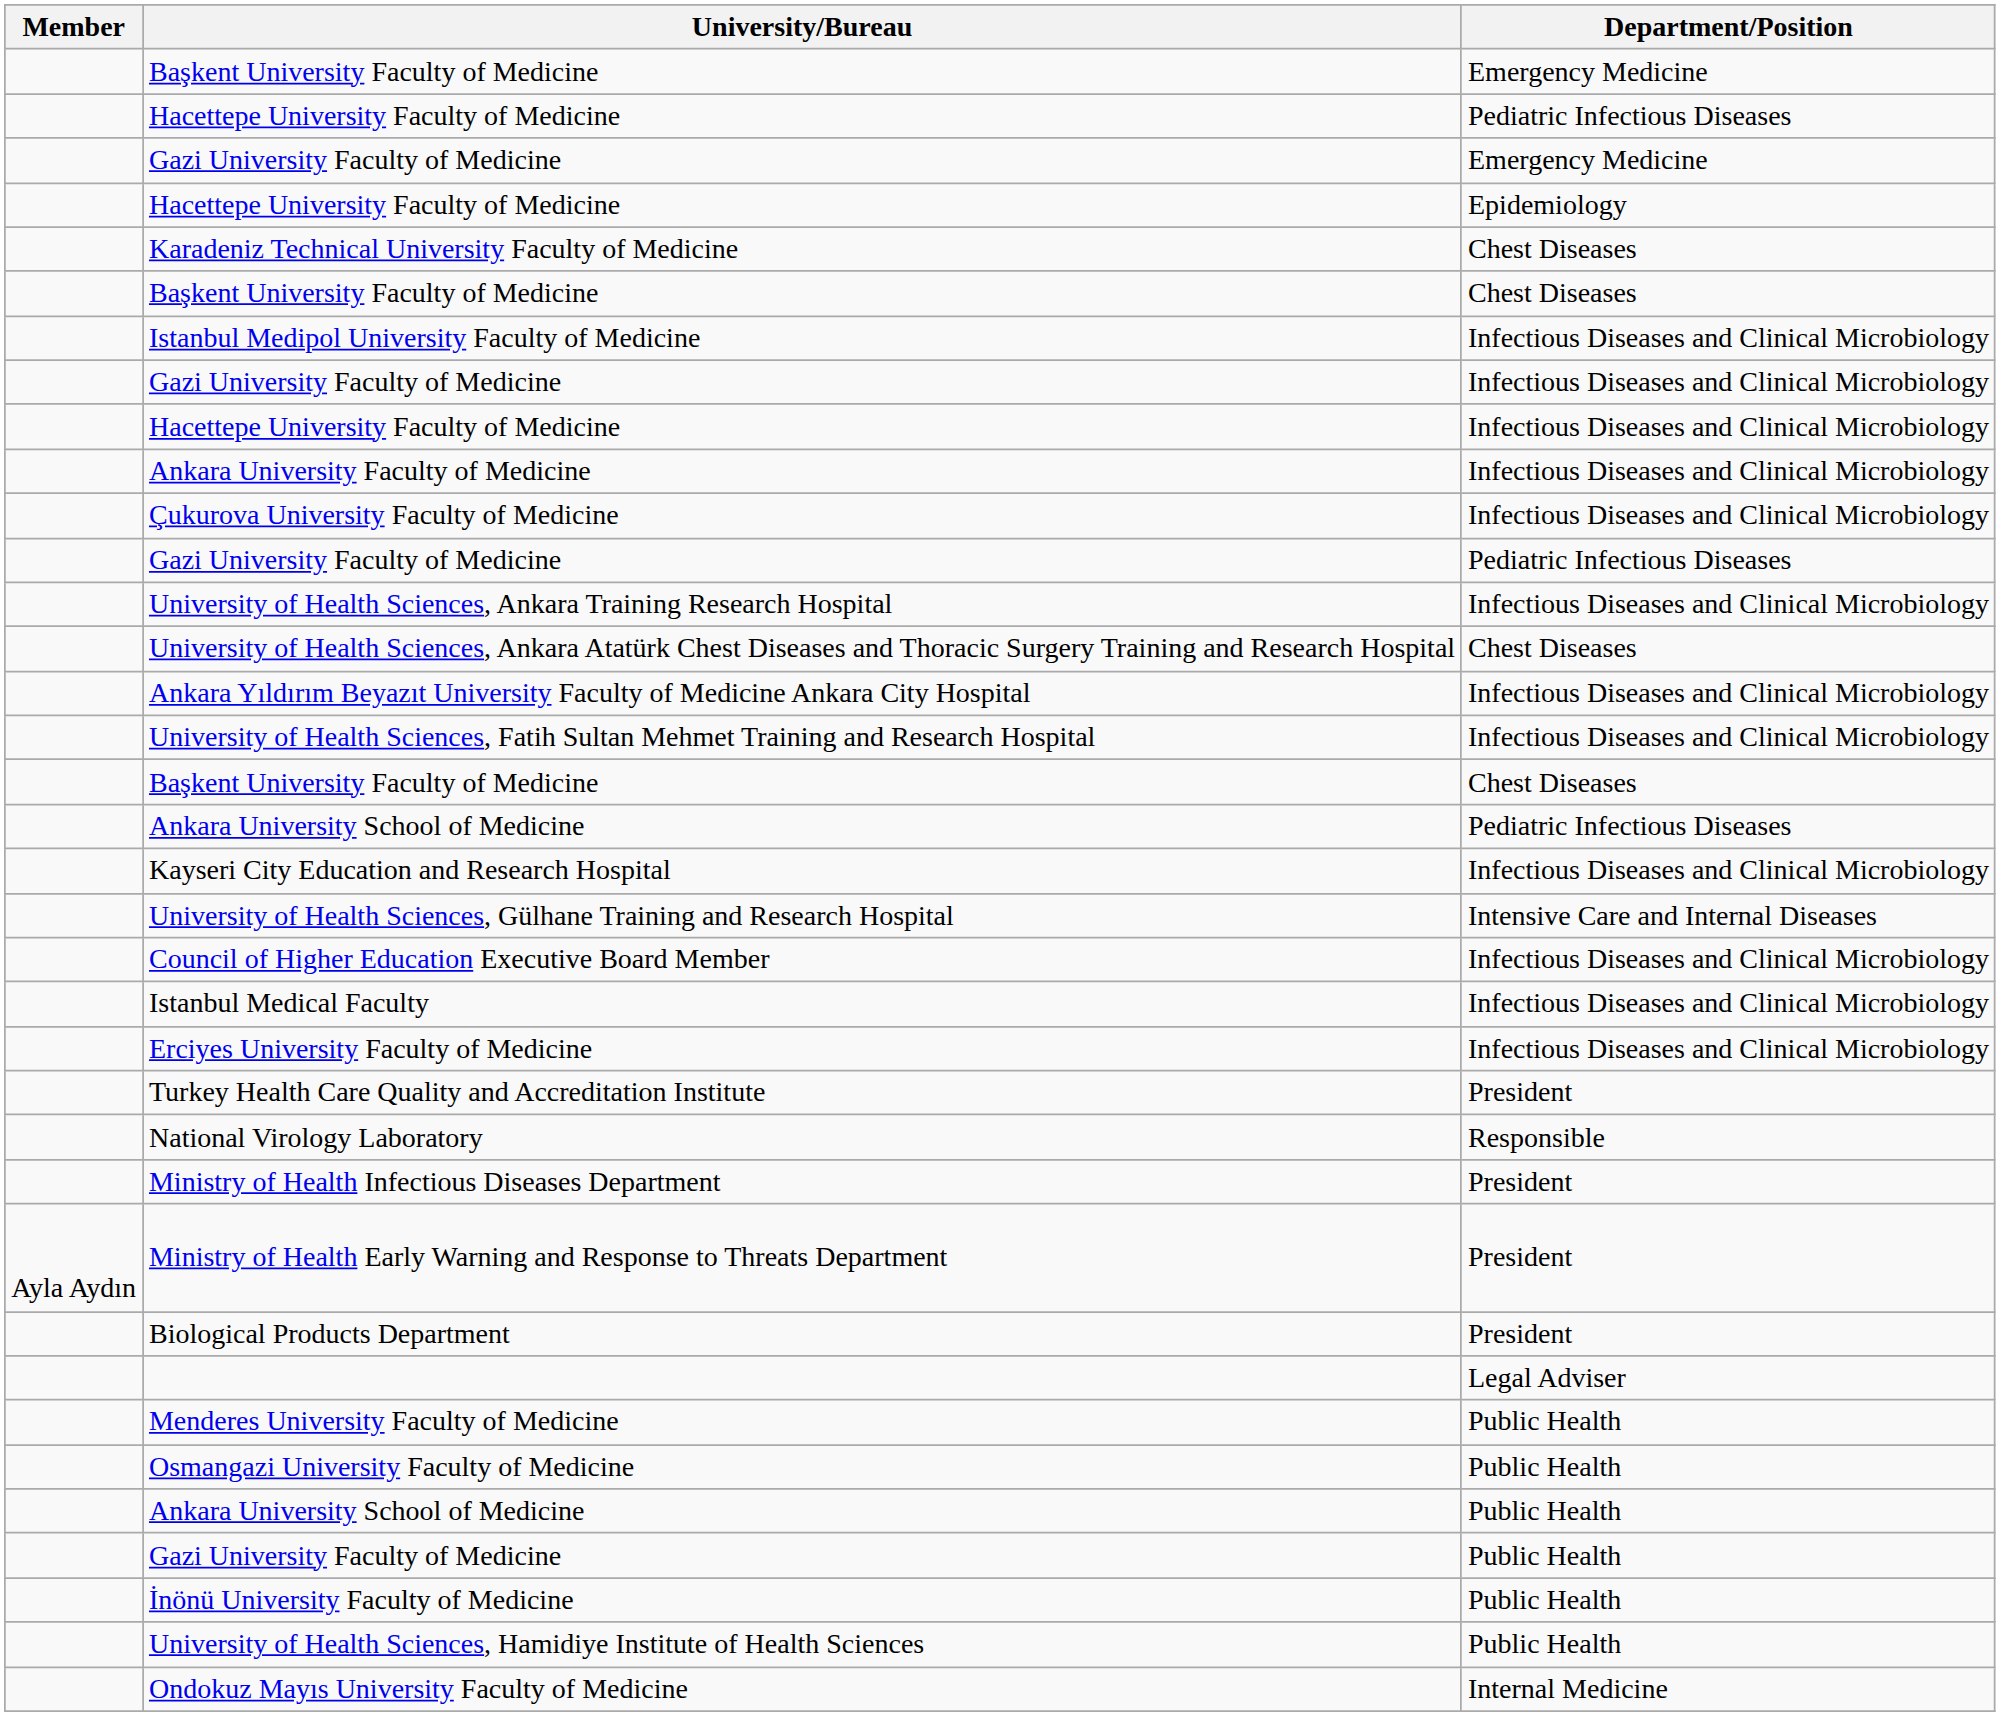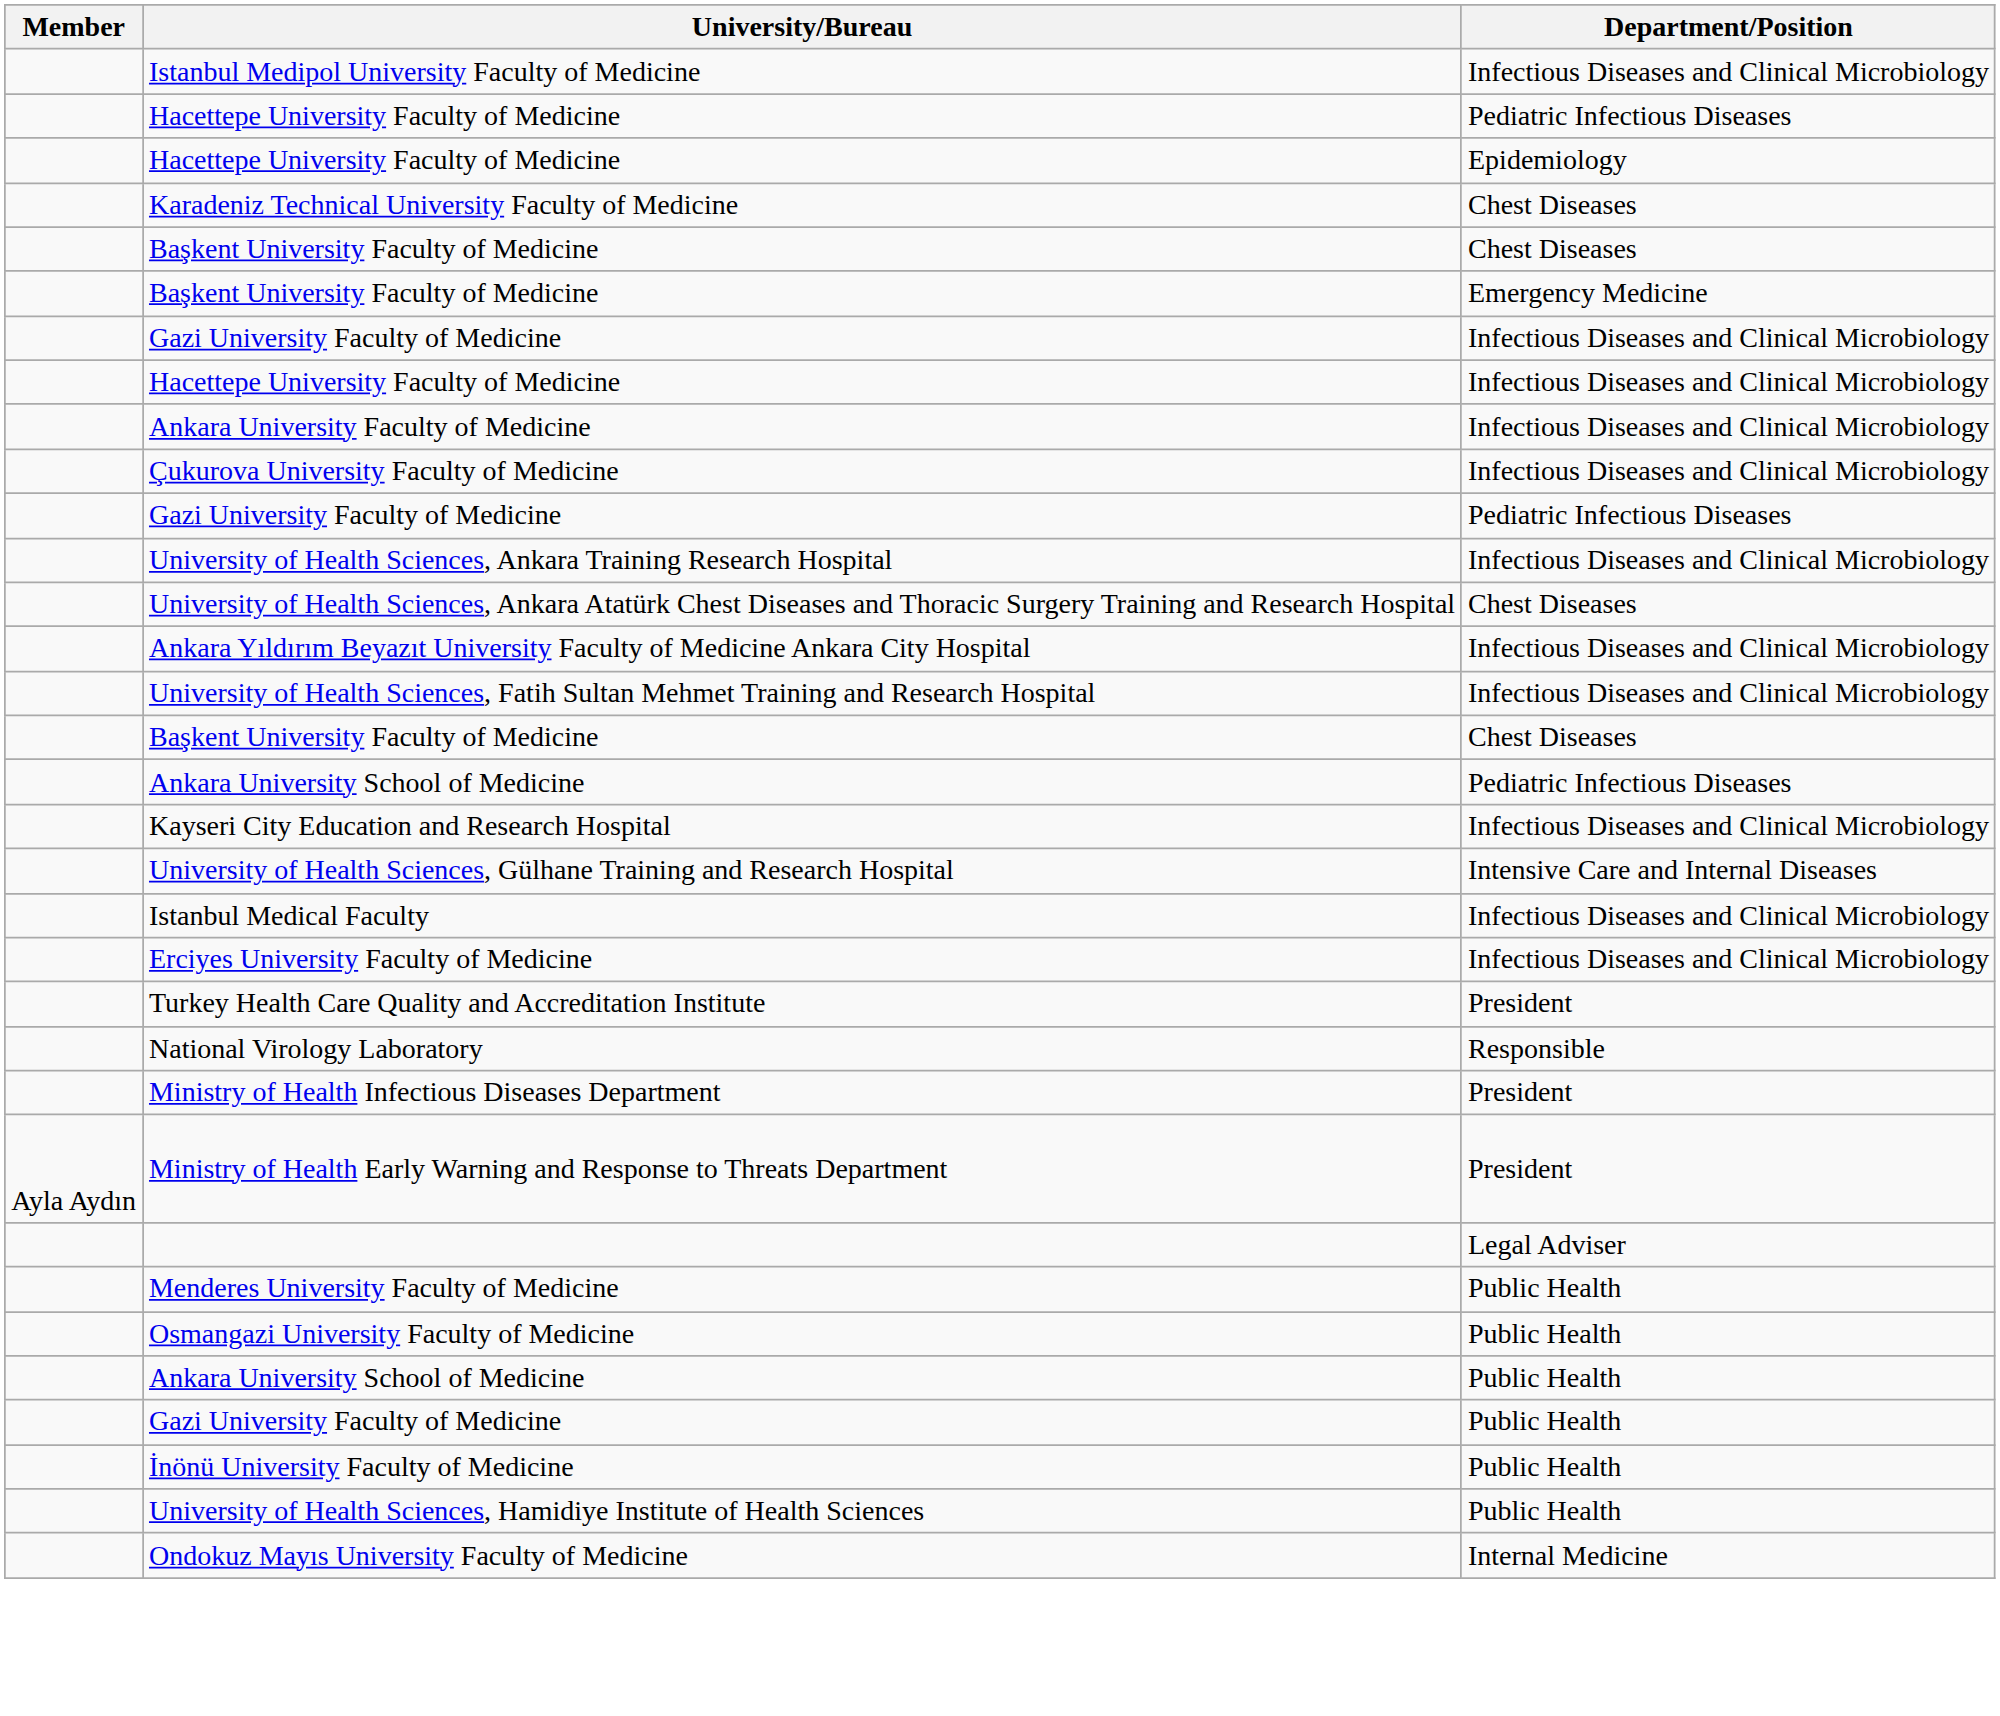rows swapped: (374, 71) <-> (425, 337)
- row: (355, 159)
- row: (459, 959)
- row: (329, 1333)
